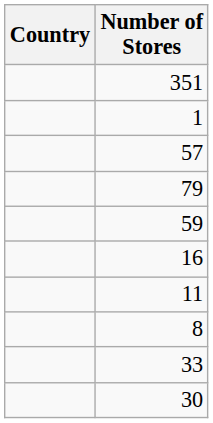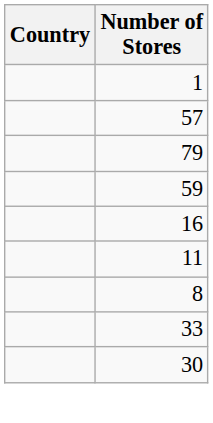- row: (186, 82)
